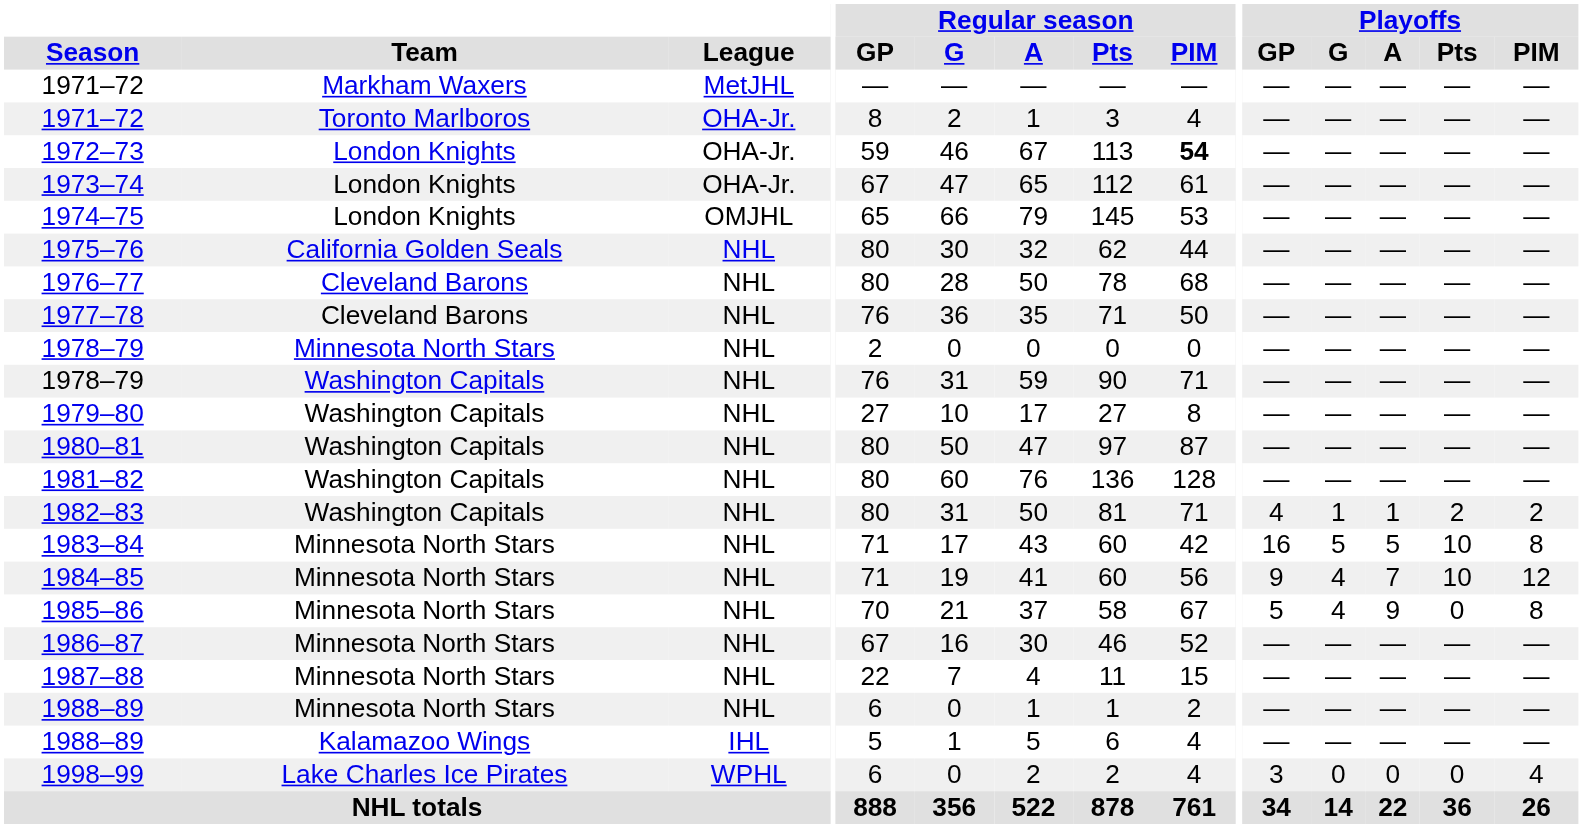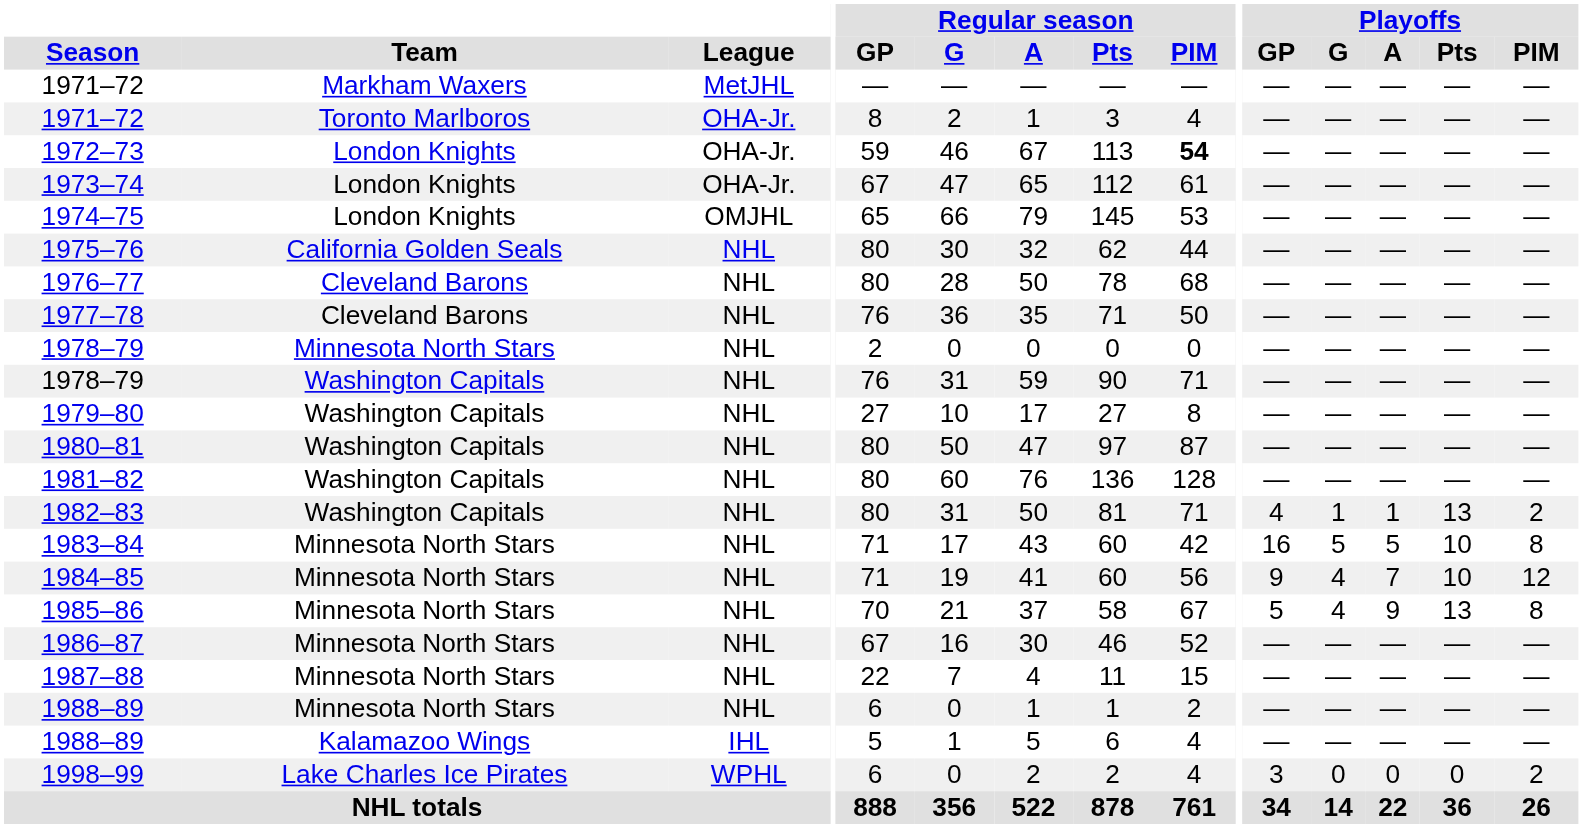(1457, 512) 2 -> (1457, 512) 13
(1457, 610) 0 -> (1457, 610) 13
(1536, 774) 4 -> (1536, 774) 2
